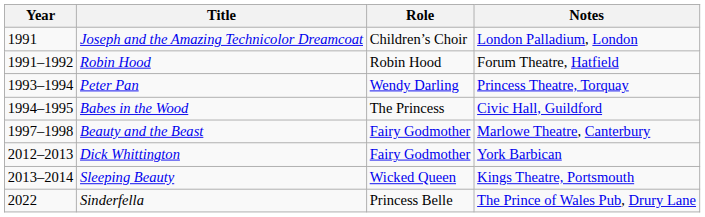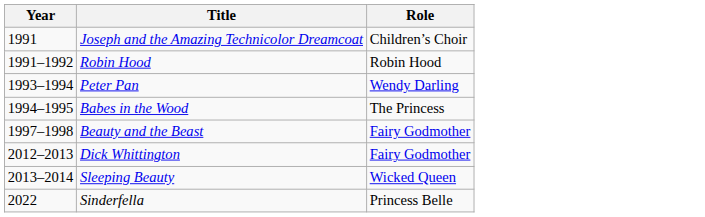- column: (587, 16)
